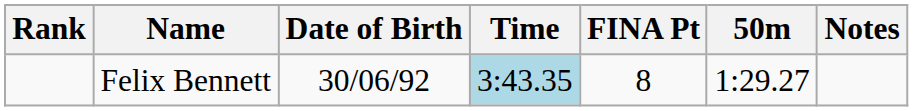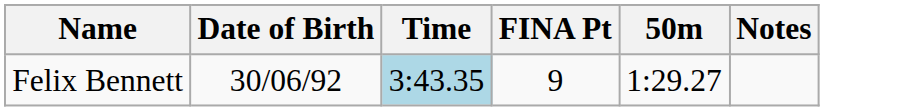- column: (49, 29)
(643, 79) 8 -> (555, 79) 9
